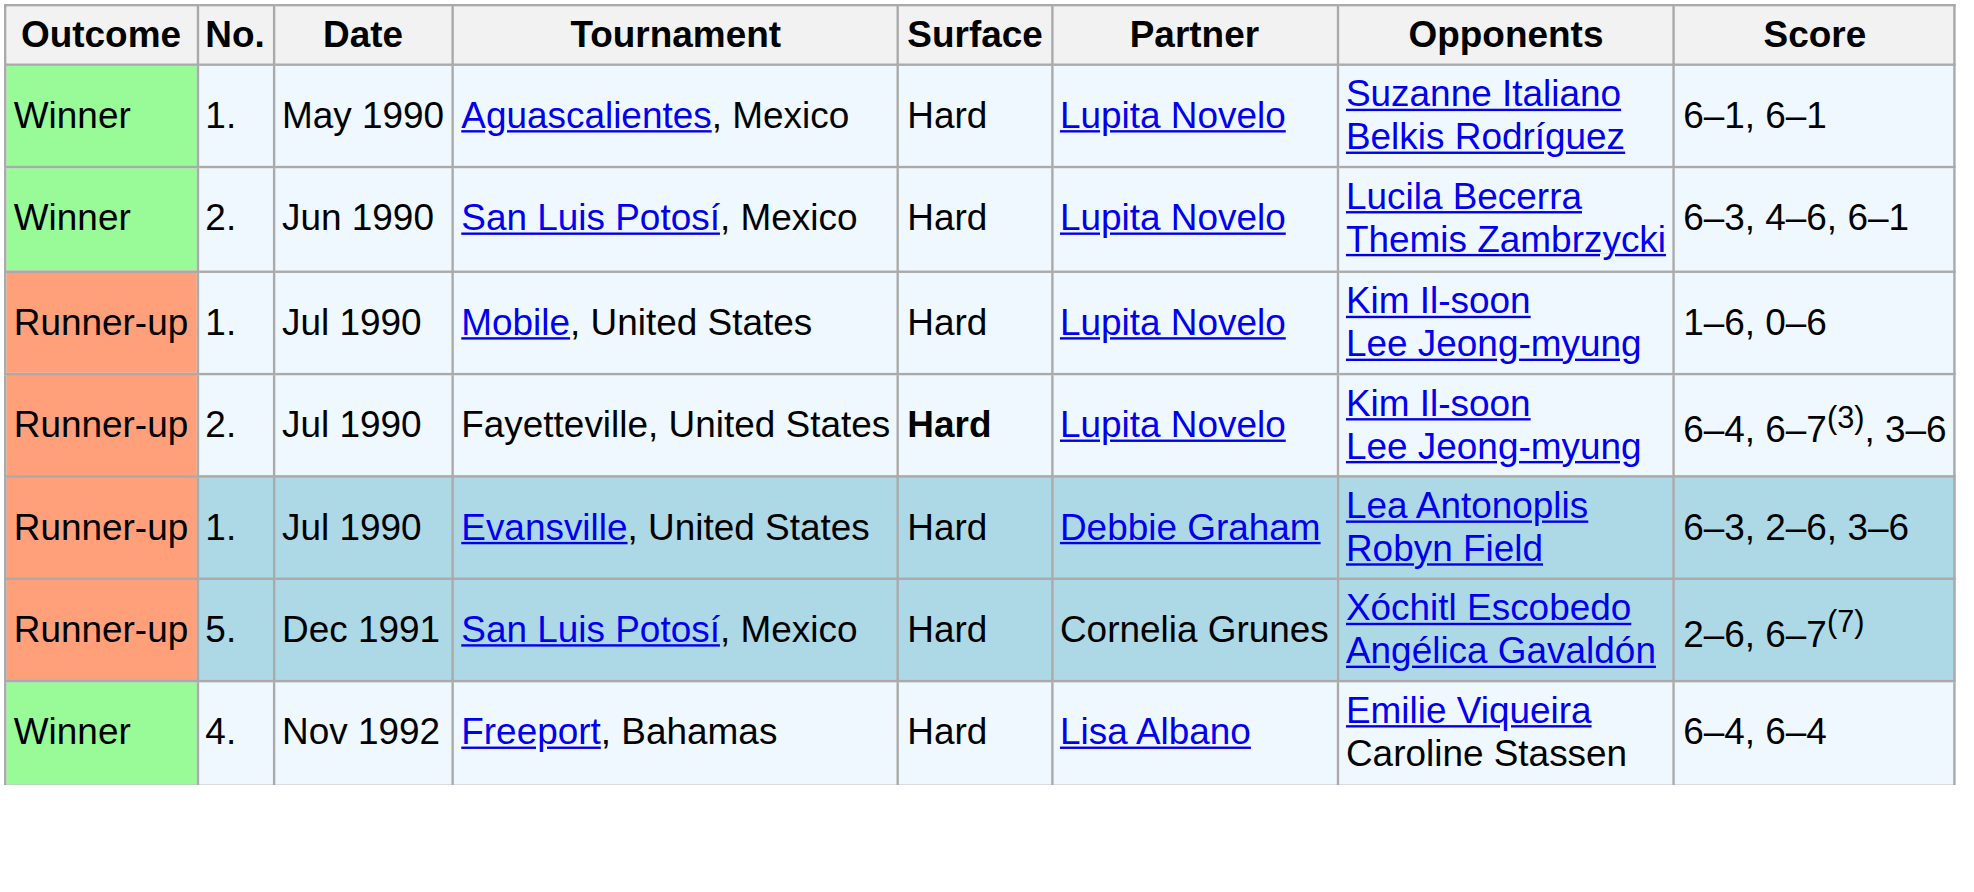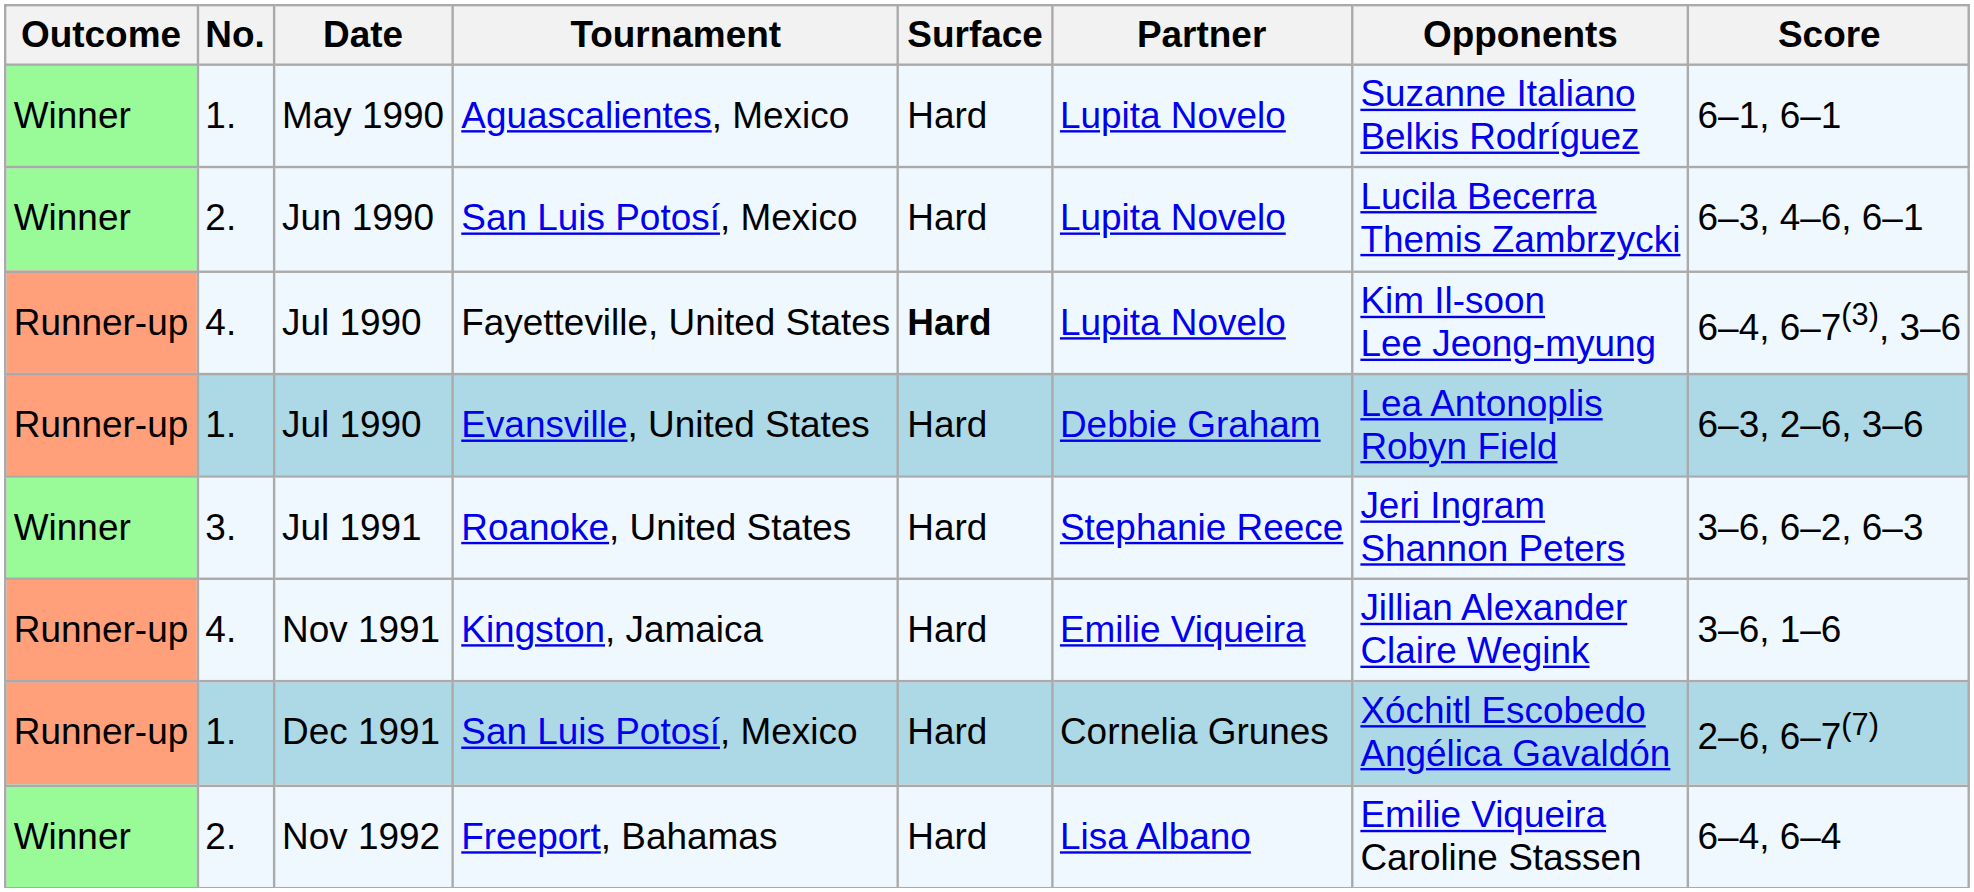- row: (352, 320)
(221, 423) 2. -> (221, 320) 4.
+ row: (352, 526)
+ row: (361, 629)
(221, 629) 5. -> (221, 732) 1.
(221, 732) 4. -> (221, 834) 2.
